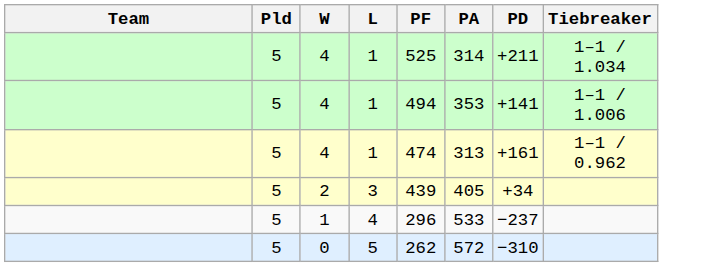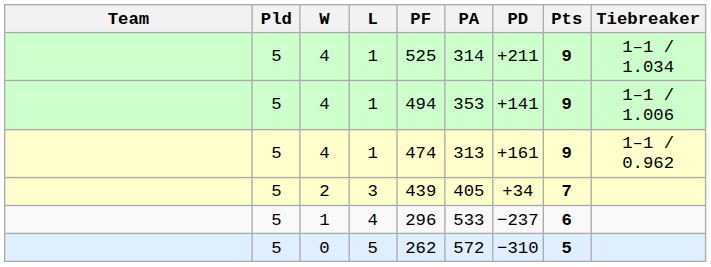+ column: (567, 19)
